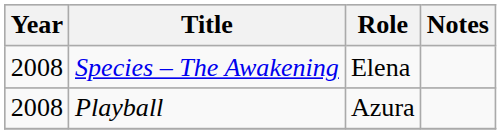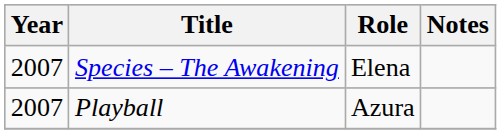(37, 66) 2008 -> (37, 66) 2007
(37, 107) 2008 -> (37, 107) 2007
